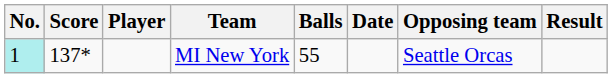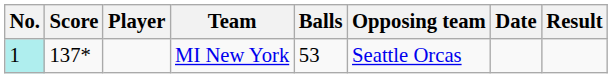columns swapped: (470, 21) <-> (373, 21)
(309, 55) 55 -> (309, 55) 53
